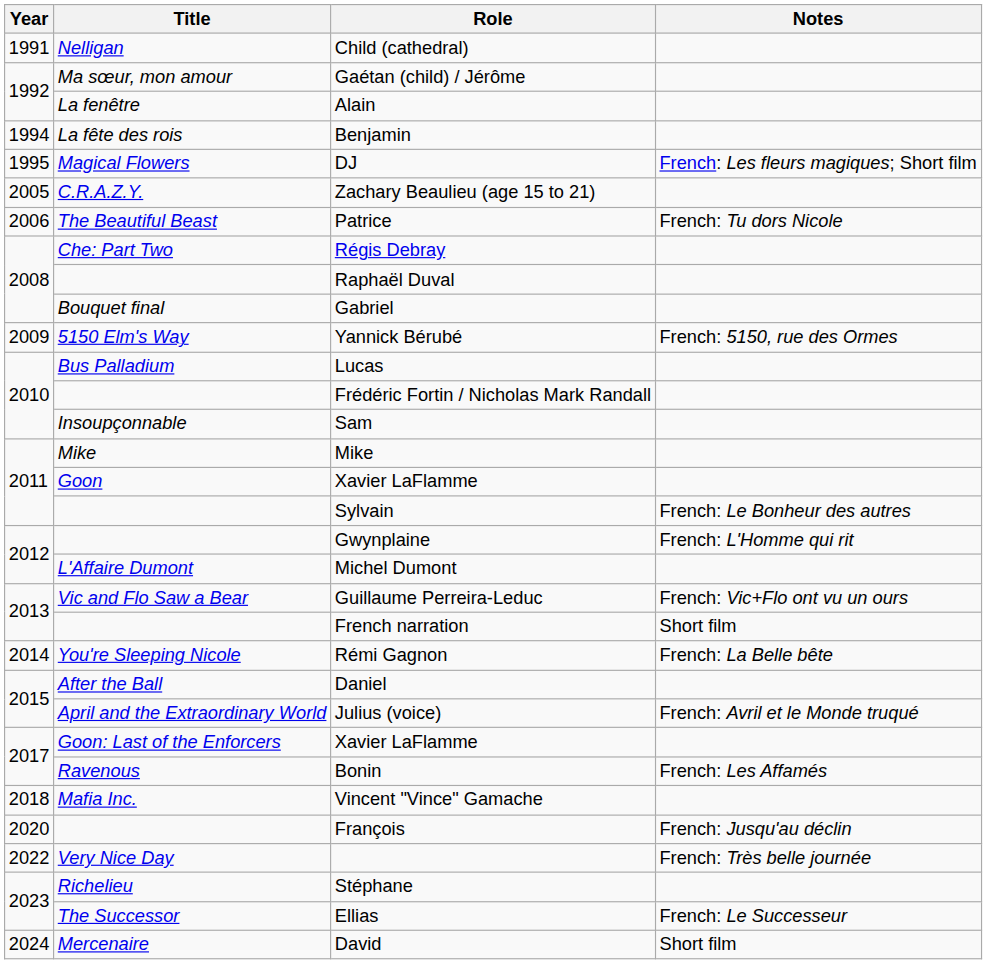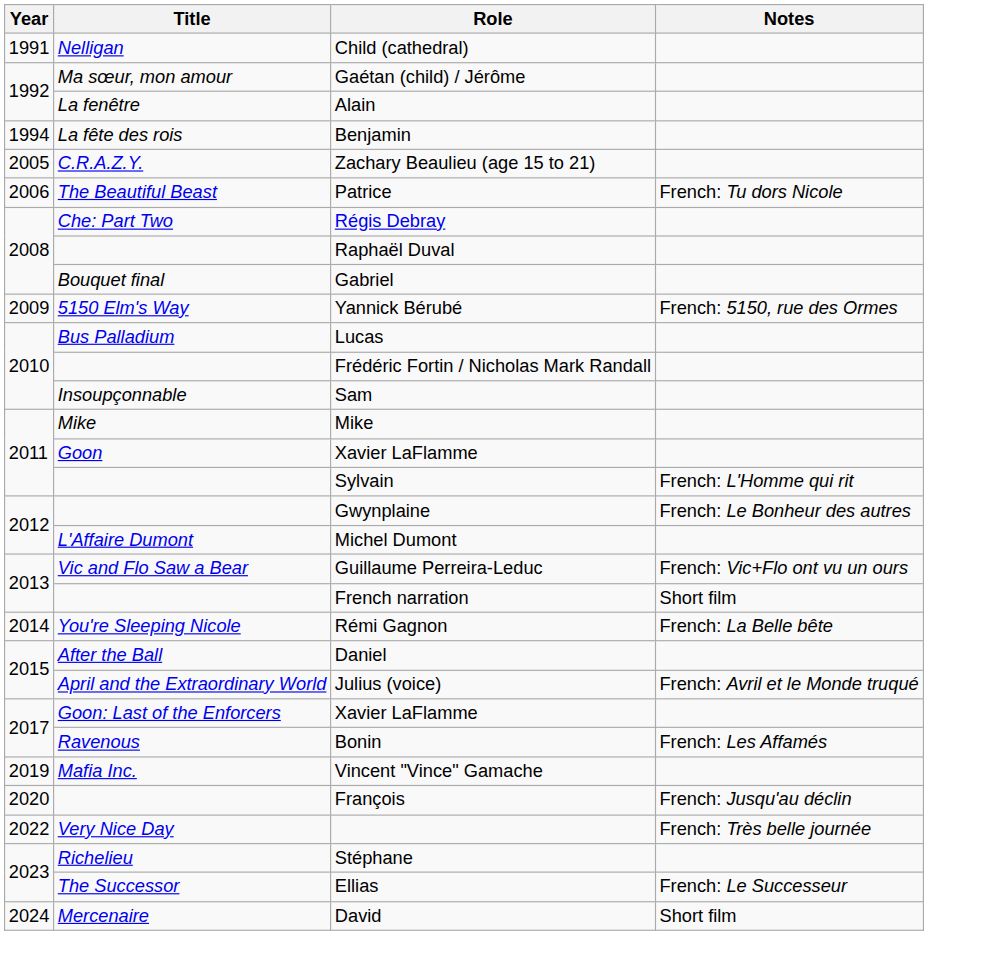- row: (124, 163)
(785, 510) French: Le Bonheur des autres -> (757, 481) French: L'Homme qui rit
(757, 539) French: L'Homme qui rit -> (785, 510) French: Le Bonheur des autres
(29, 800) 2018 -> (29, 771) 2019
